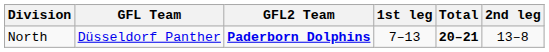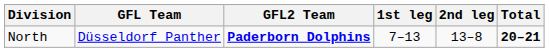columns swapped: (513, 15) <-> (459, 15)
